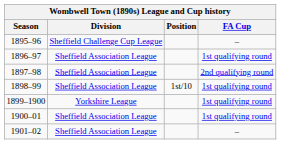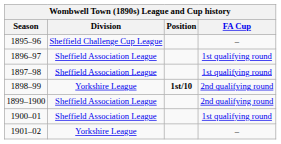(237, 71) 2nd qualifying round -> (237, 71) 1st qualifying round
(106, 86) Sheffield Association League -> (106, 86) Yorkshire League
(181, 86) normal -> (181, 86) bold
(237, 86) 1st qualifying round -> (237, 86) 2nd qualifying round
(106, 101) Yorkshire League -> (106, 101) Sheffield Association League
(237, 101) 1st qualifying round -> (237, 101) 2nd qualifying round
(106, 131) Sheffield Association League -> (106, 131) Yorkshire League
